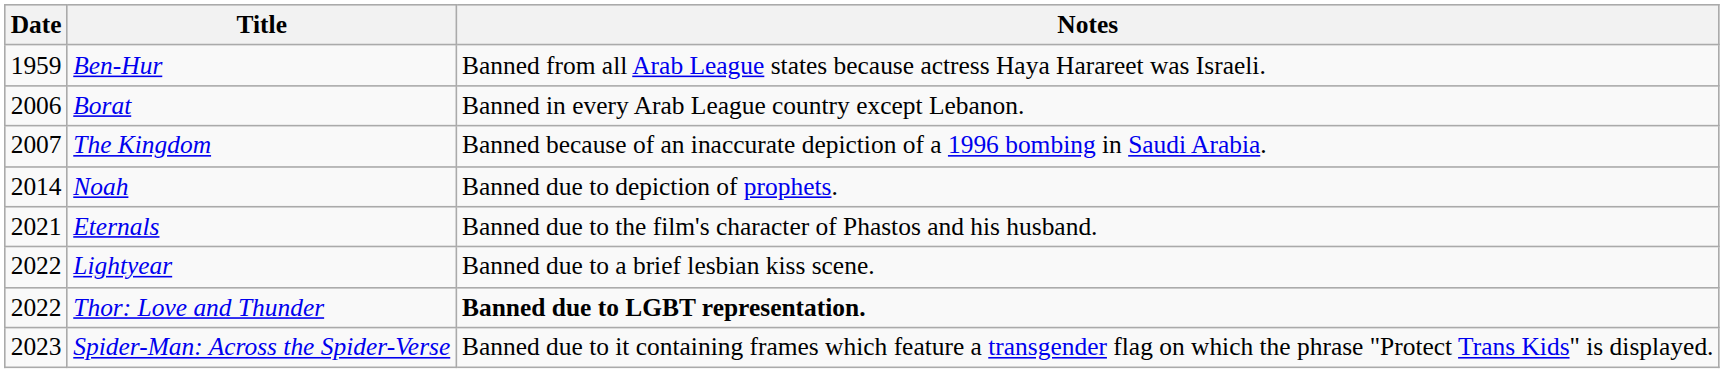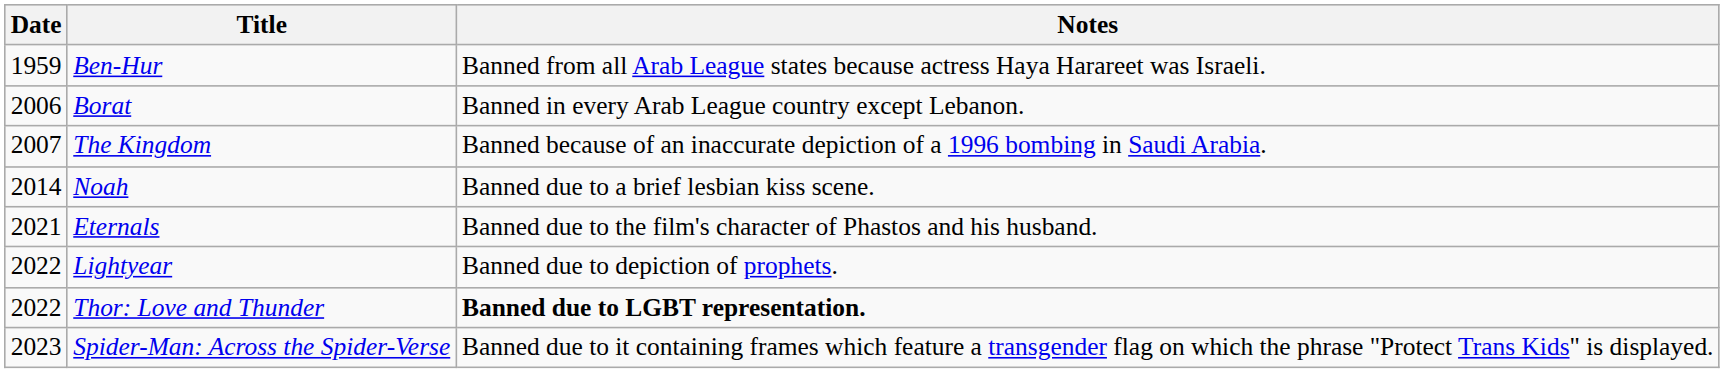(650, 186) Banned due to depiction of prophets. -> (668, 186) Banned due to a brief lesbian kiss scene.
(668, 266) Banned due to a brief lesbian kiss scene. -> (650, 266) Banned due to depiction of prophets.
